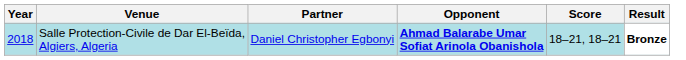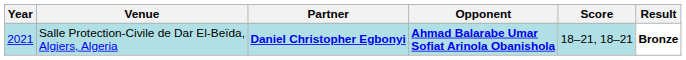(20, 39) 2018 -> (20, 39) 2021
(322, 39) normal -> (328, 39) bold
